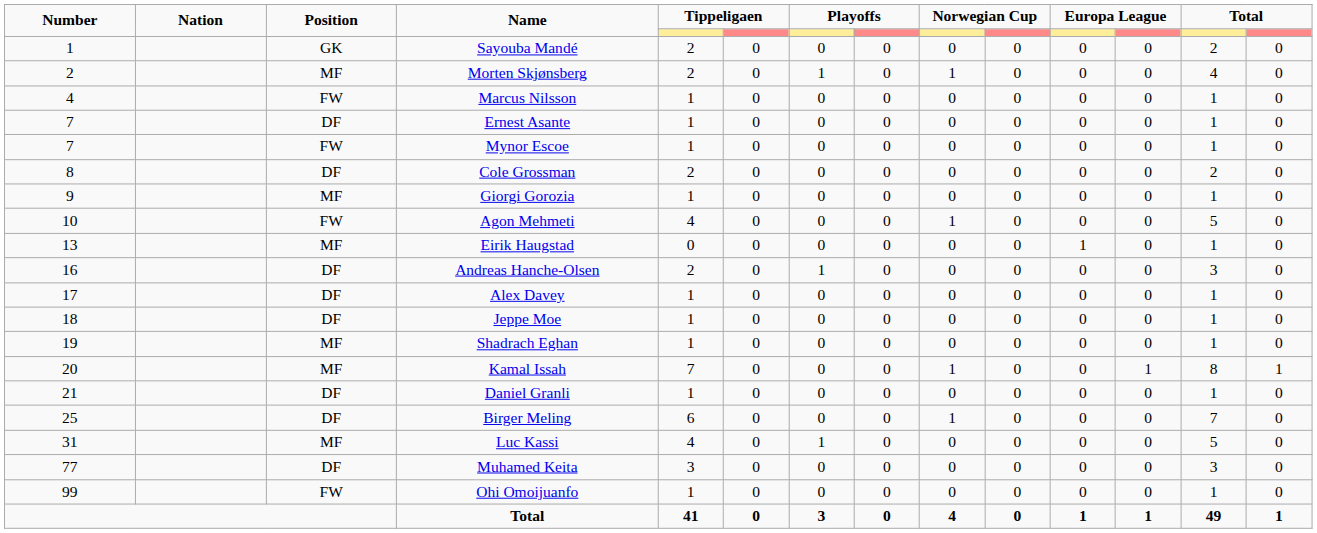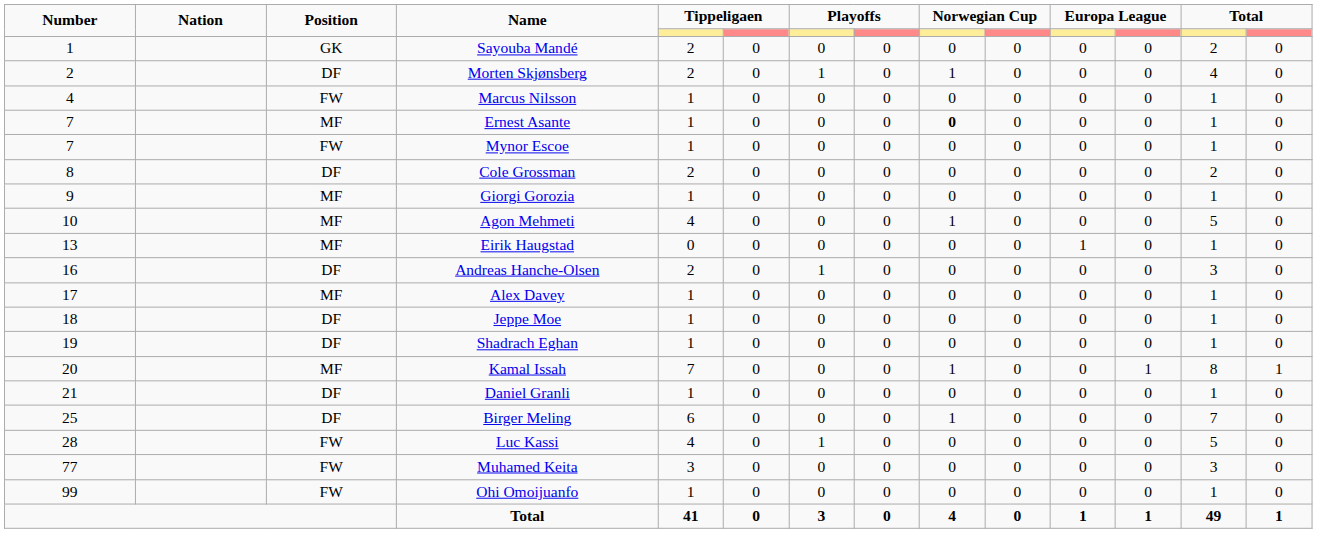(331, 73) MF -> (331, 73) DF
(331, 122) DF -> (331, 122) MF
(952, 122) normal -> (952, 122) bold
(331, 220) FW -> (331, 220) MF
(331, 294) DF -> (331, 294) MF
(331, 343) MF -> (331, 343) DF
(70, 442) 31 -> (70, 442) 28
(331, 442) MF -> (331, 442) FW
(331, 467) DF -> (331, 467) FW
